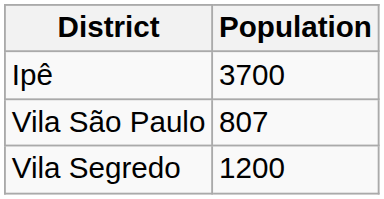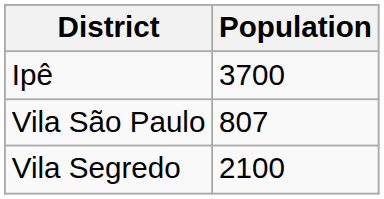(252, 168) 1200 -> (252, 168) 2100
